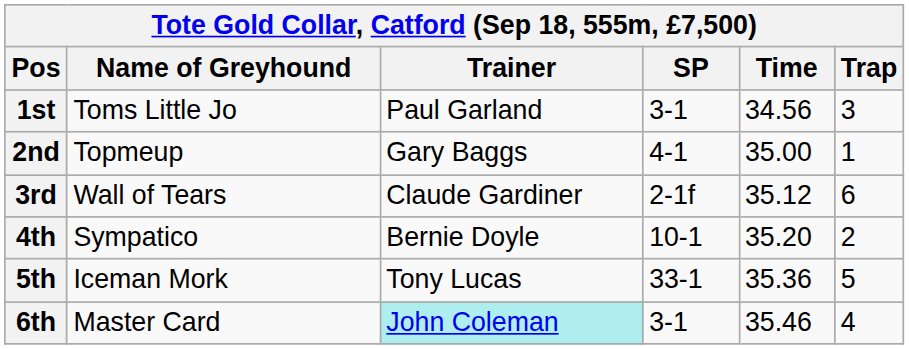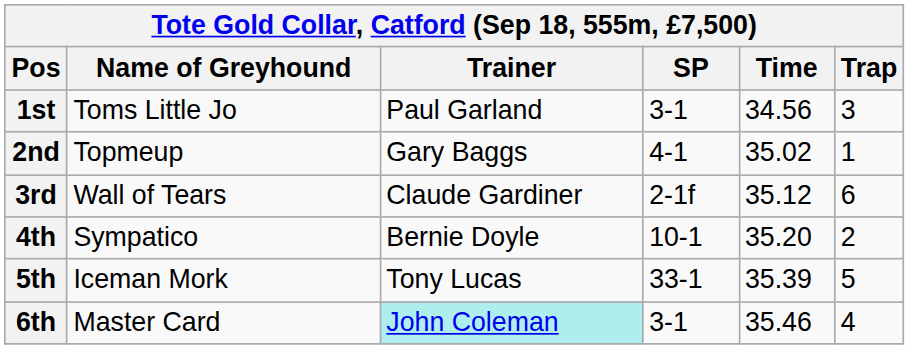(778, 152) 35.00 -> (778, 152) 35.02
(778, 279) 35.36 -> (778, 279) 35.39
